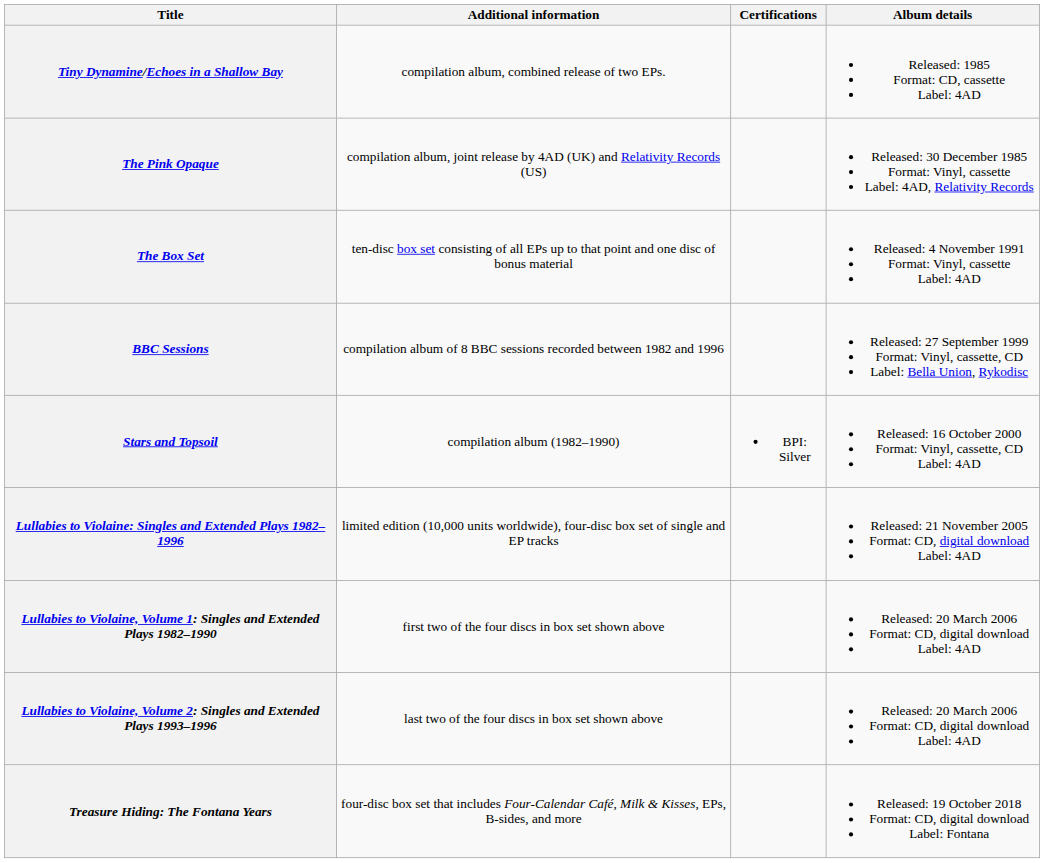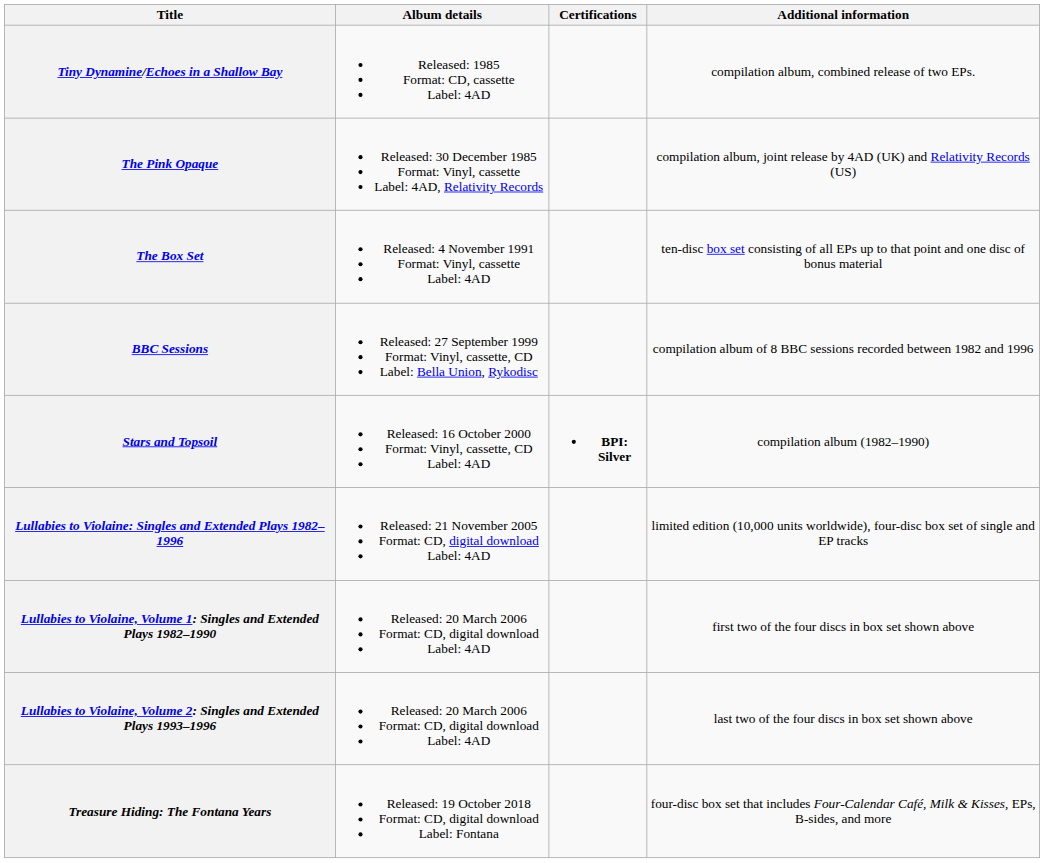columns swapped: (933, 15) <-> (534, 15)
(778, 449) normal -> (598, 449) bold
